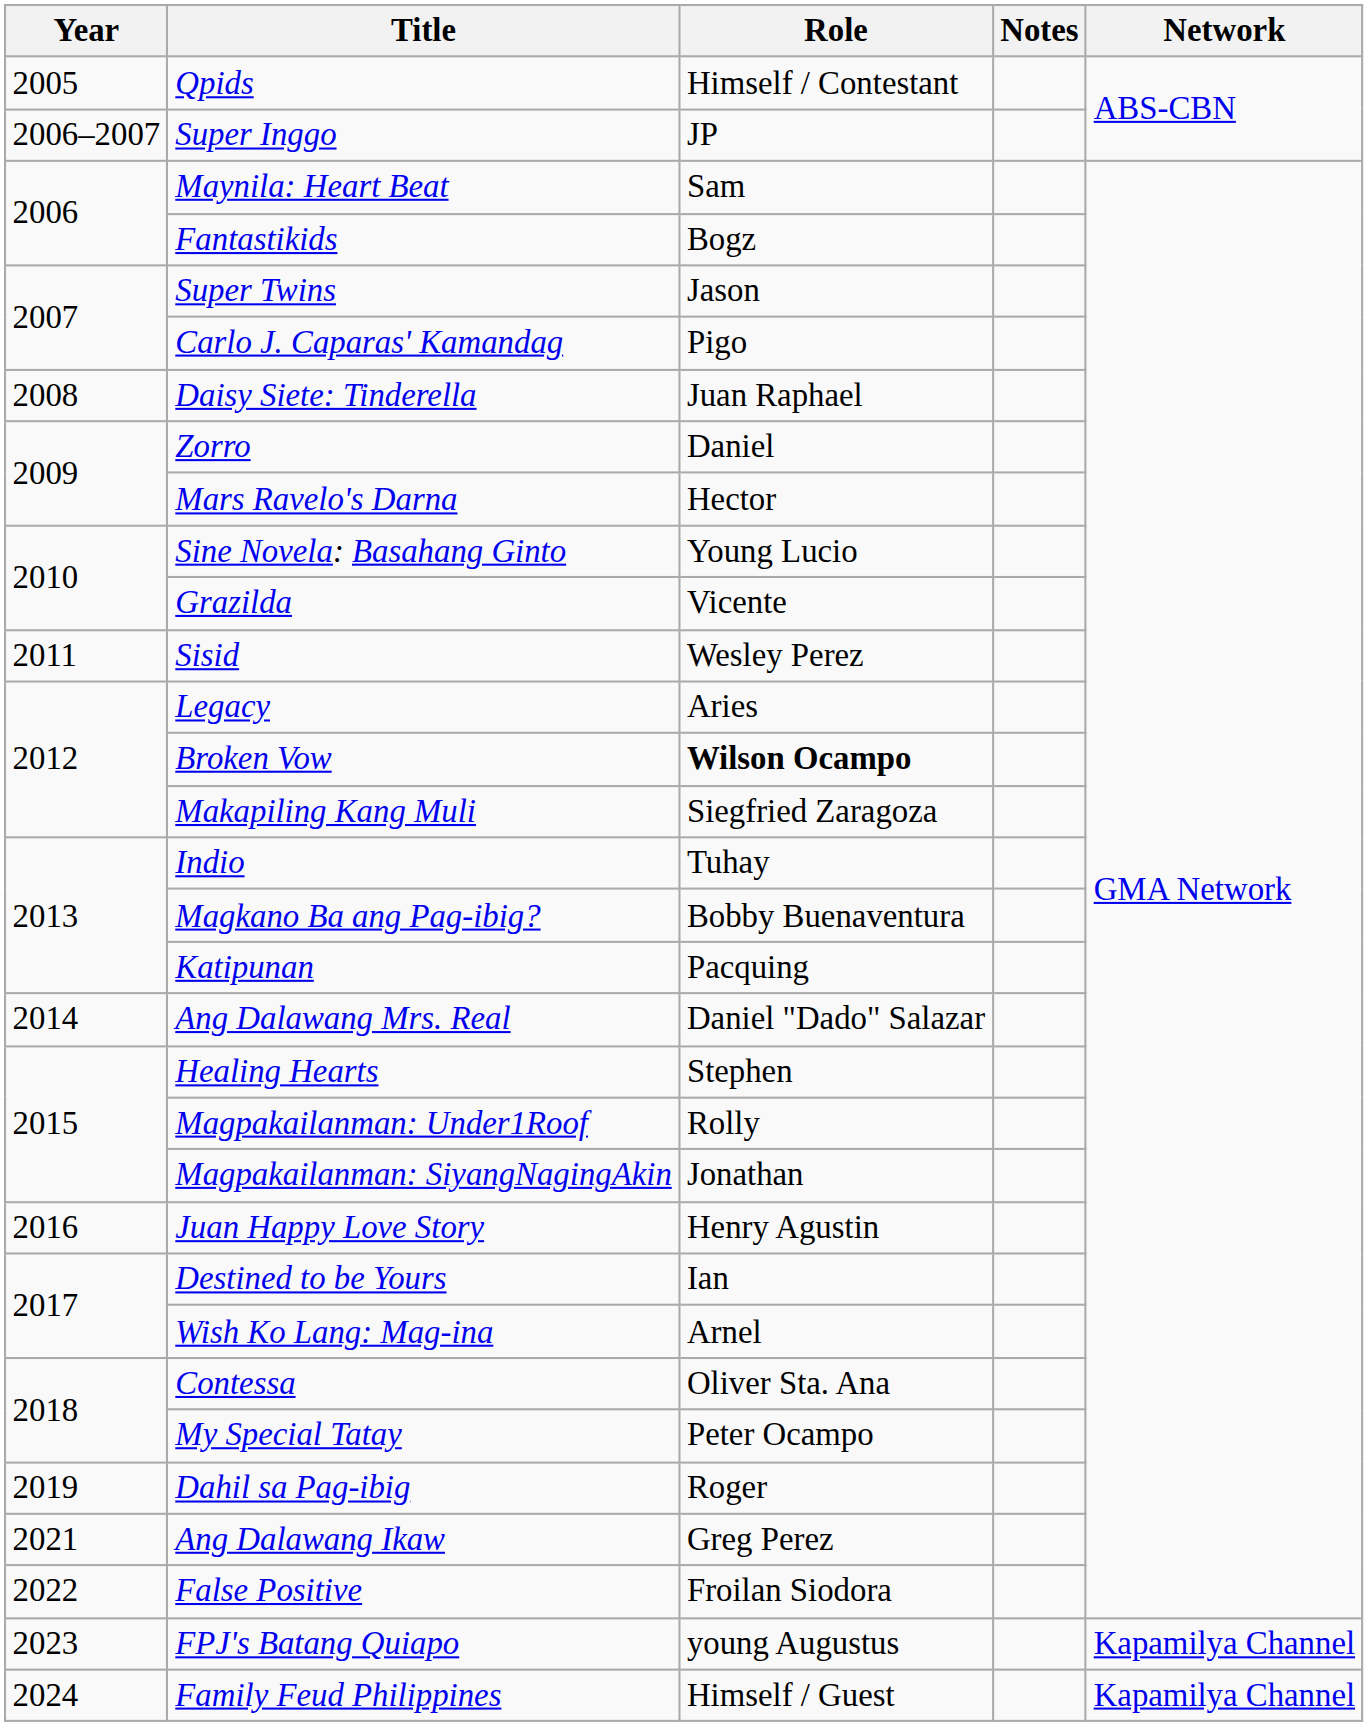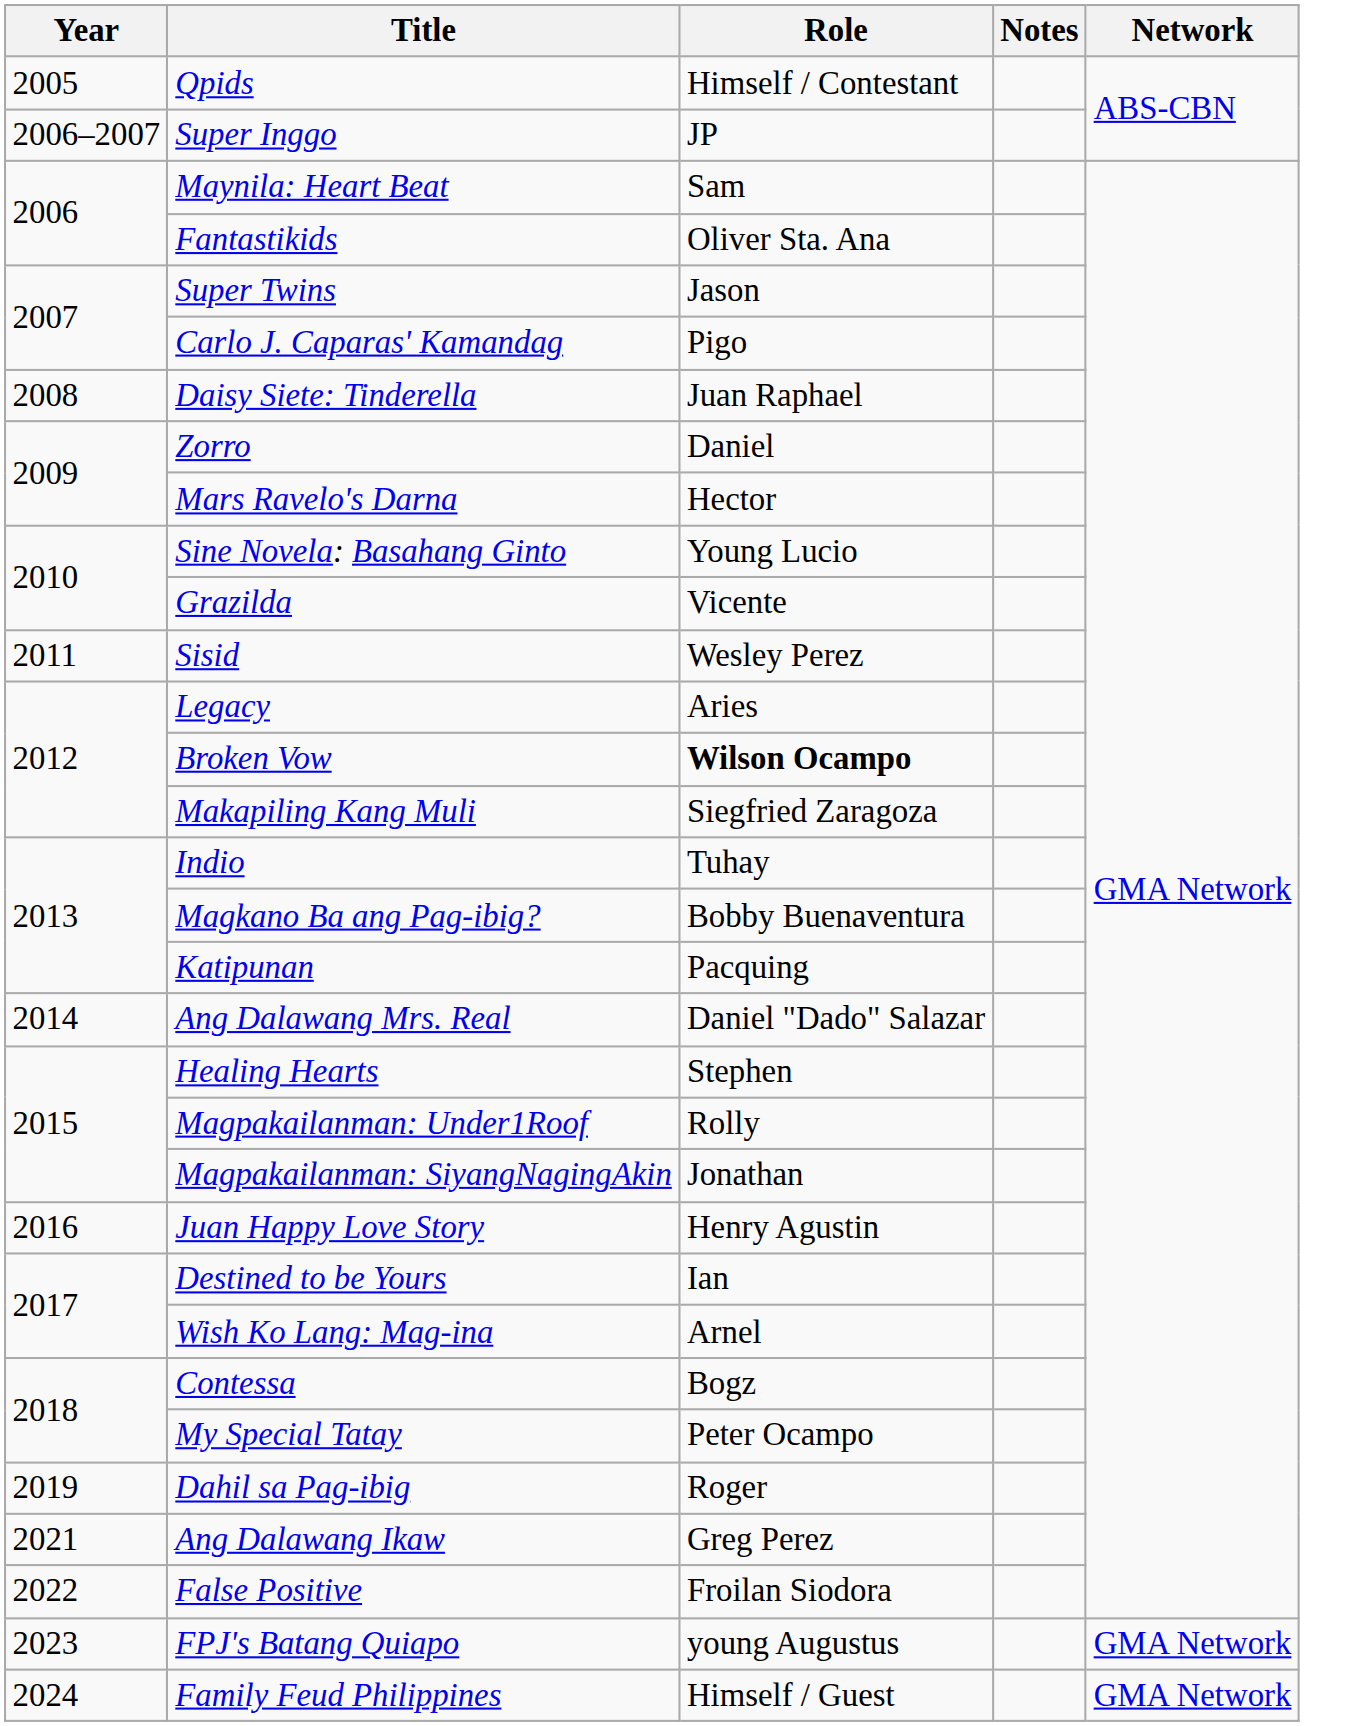(722, 238) Bogz -> (788, 238) Oliver Sta. Ana
(788, 1382) Oliver Sta. Ana -> (722, 1382) Bogz
(1224, 1643) Kapamilya Channel -> (1193, 1643) GMA Network
(1224, 1695) Kapamilya Channel -> (1193, 1695) GMA Network
